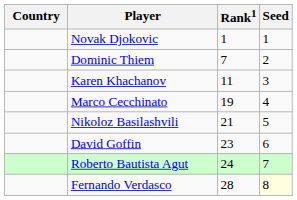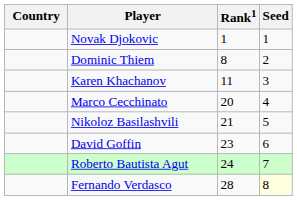(224, 60) 7 -> (224, 60) 8
(227, 101) 19 -> (227, 101) 20
